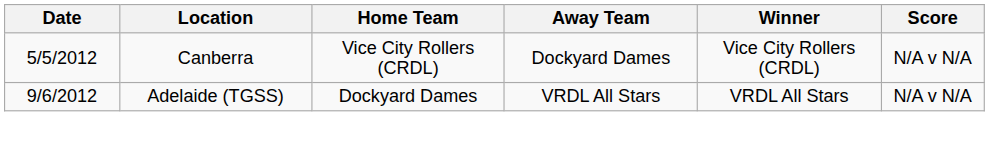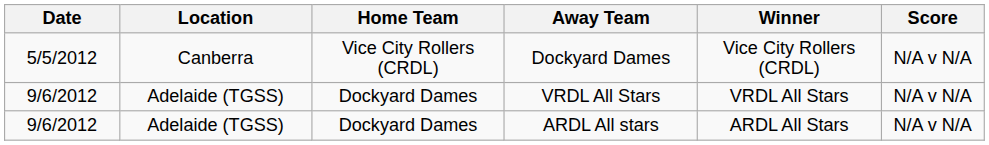+ row: (601, 125)
